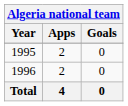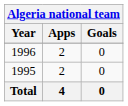rows swapped: (23, 52) <-> (23, 71)
